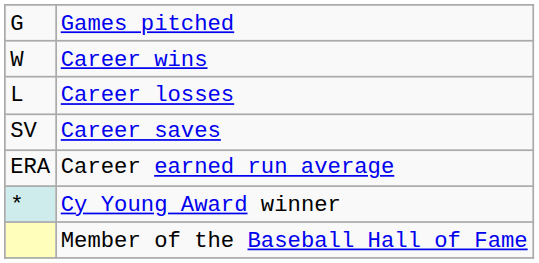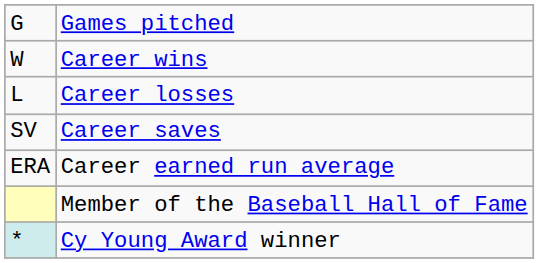rows swapped: (294, 240) <-> (201, 204)
